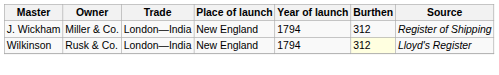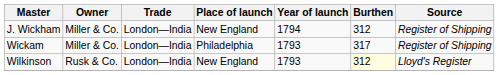+ row: (25, 45)
(289, 45) 1794 -> (289, 62) 1793
